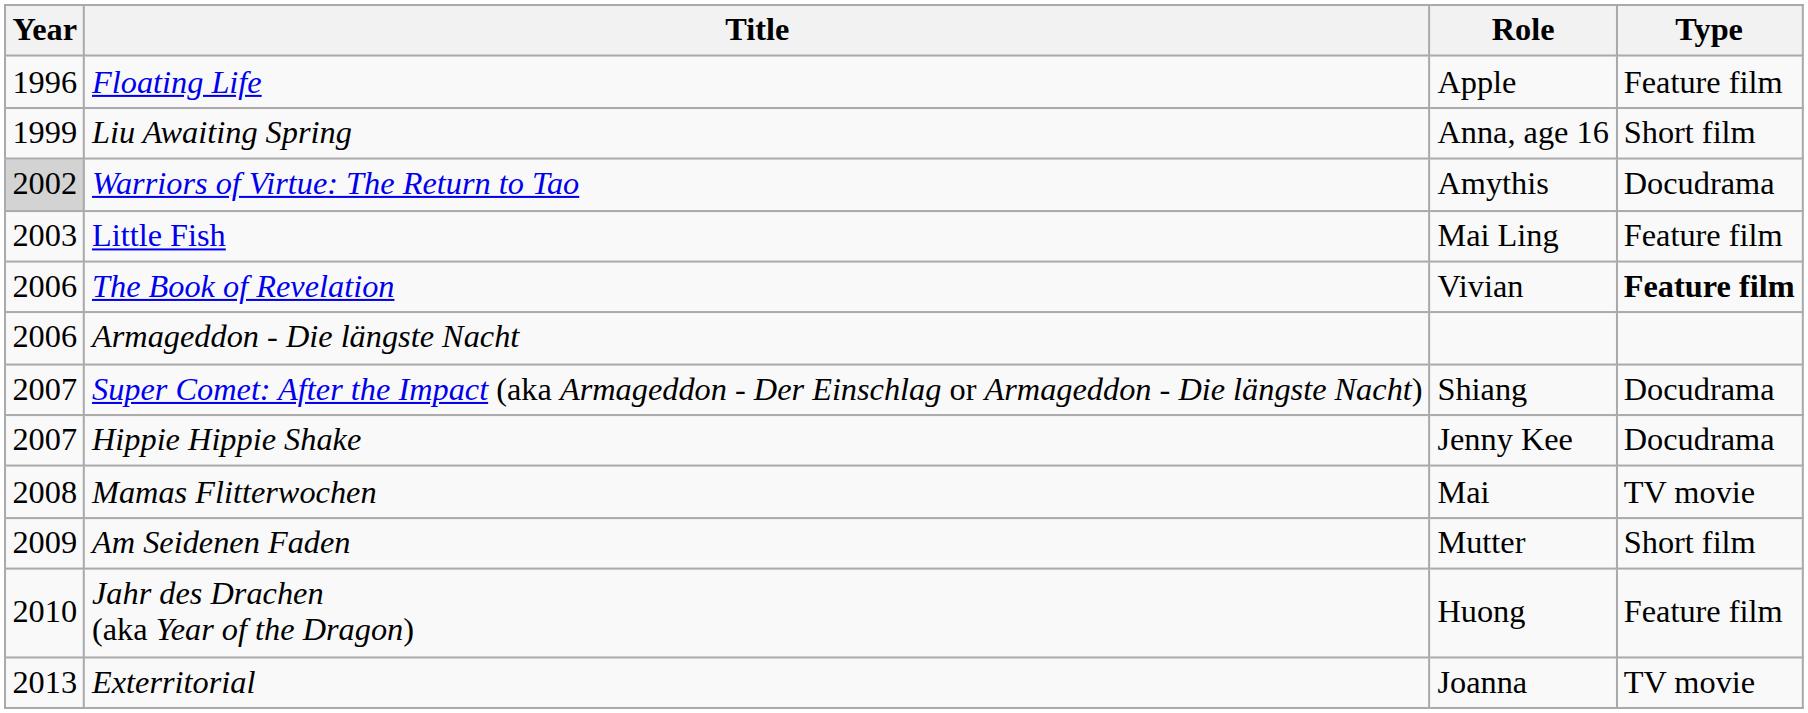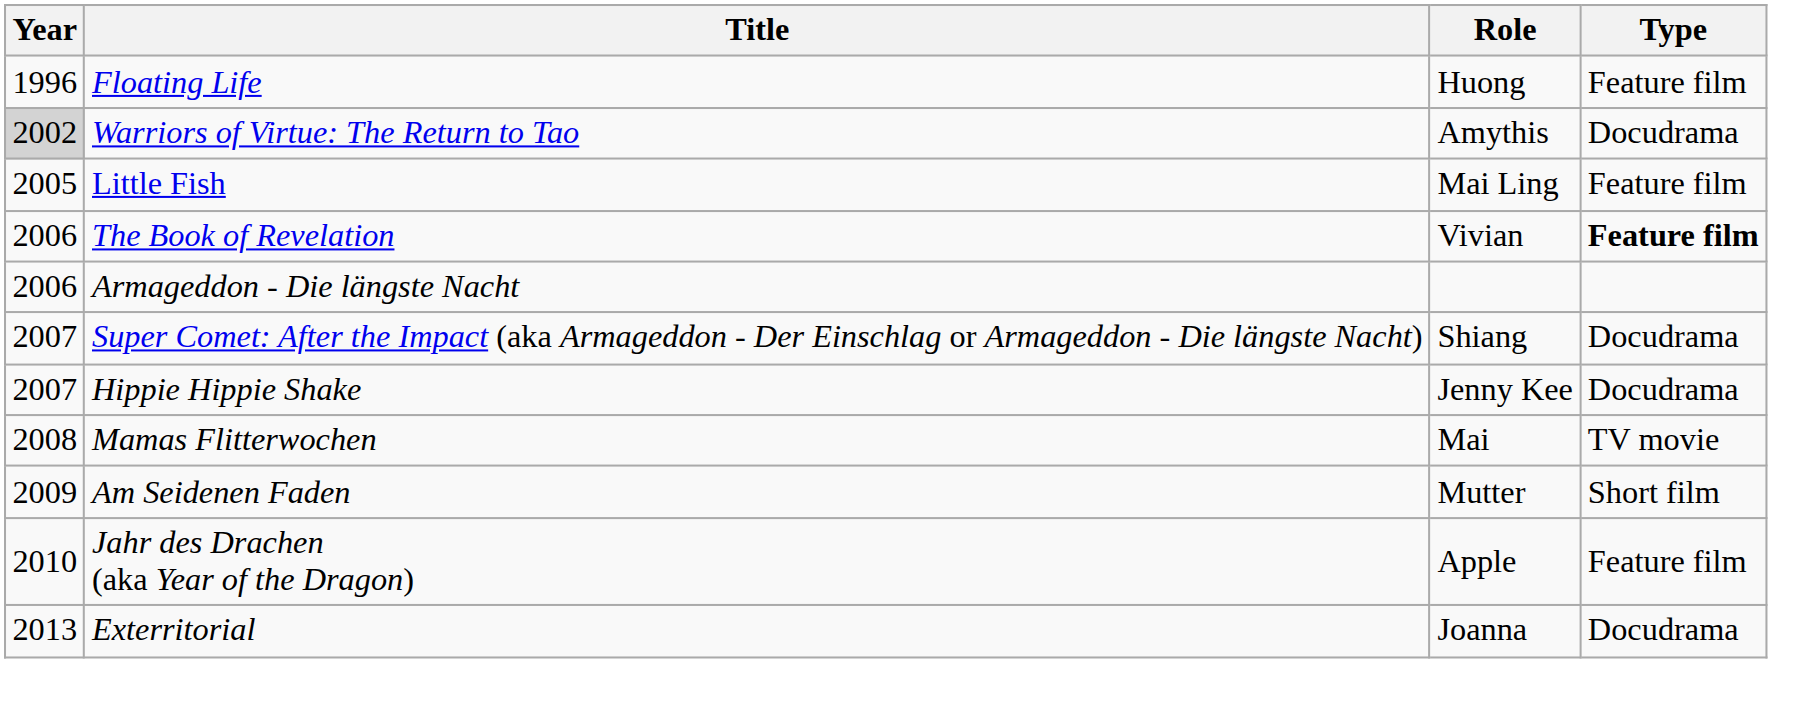(1477, 81) Apple -> (1481, 81) Huong
- row: (222, 132)
(45, 235) 2003 -> (45, 183) 2005
(1481, 612) Huong -> (1477, 560) Apple
(1689, 681) TV movie -> (1663, 630) Docudrama
